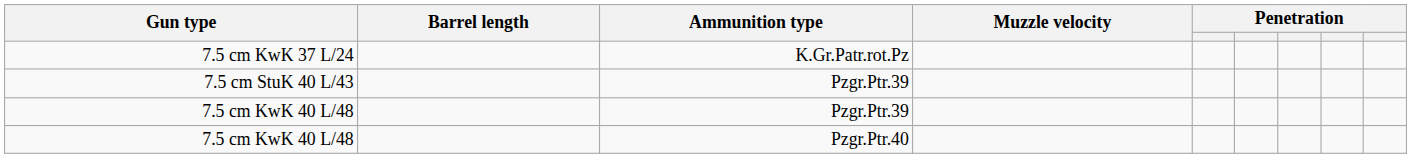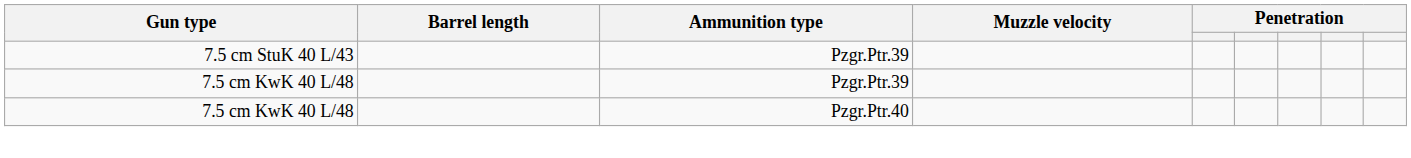- row: (278, 54)
